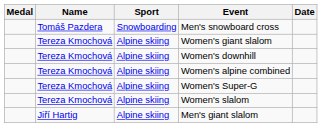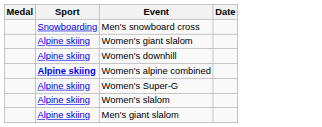- column: (75, 12)
(143, 71) normal -> (67, 71) bold
